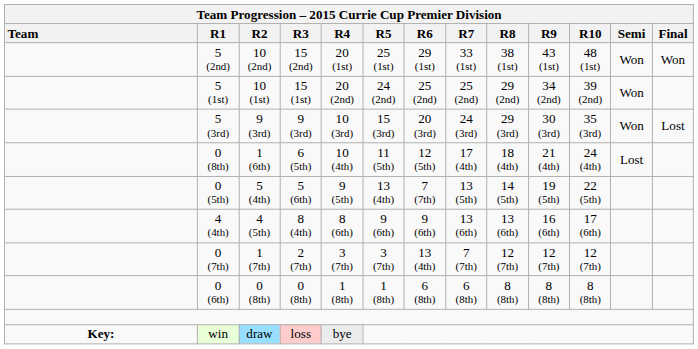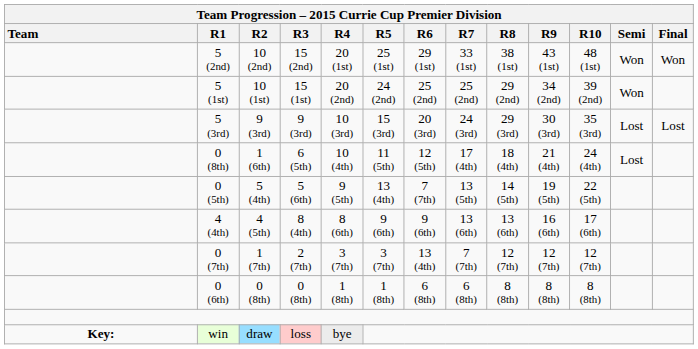(632, 126) Won -> (632, 126) Lost
